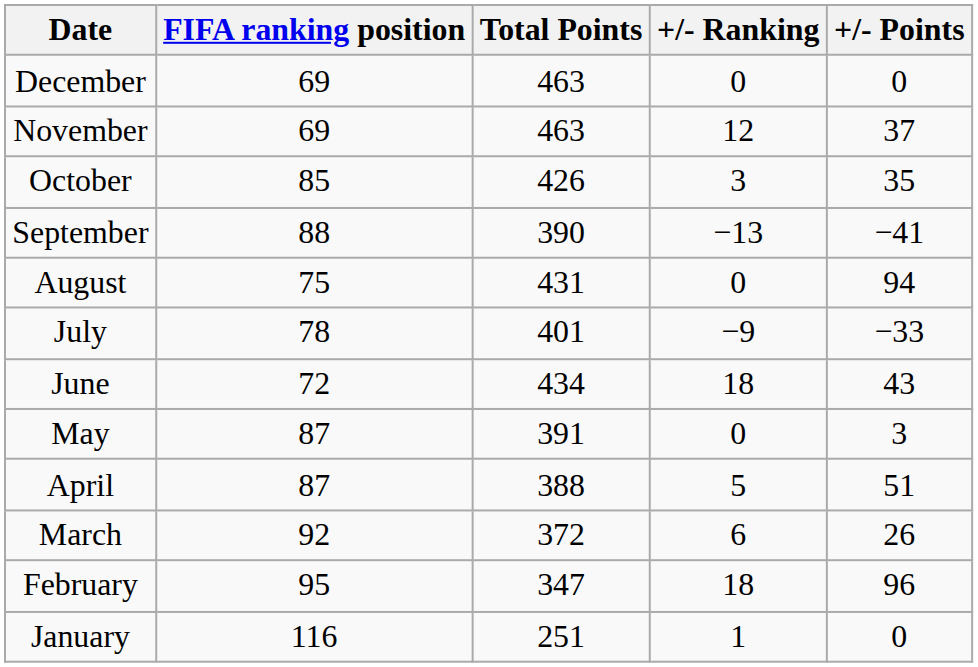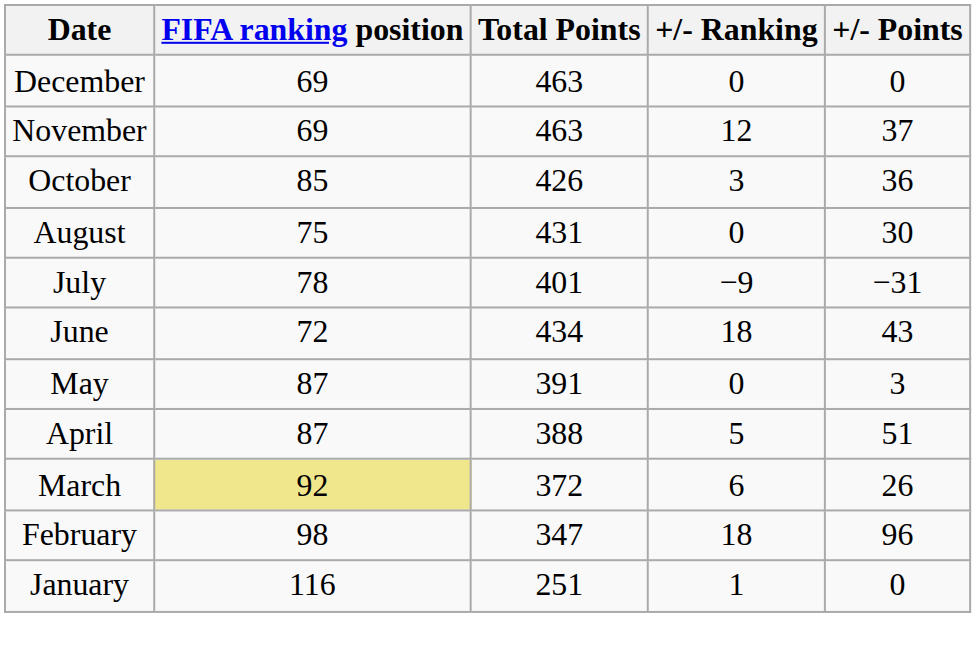(899, 181) 35 -> (898, 181) 36
- row: (80, 231)
(899, 282) 94 -> (898, 231) 30
(899, 332) −33 -> (898, 282) −31
(314, 534) no background -> (312, 484) khaki background
(314, 585) 95 -> (312, 534) 98
